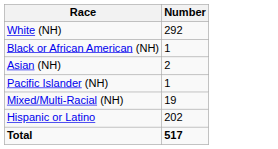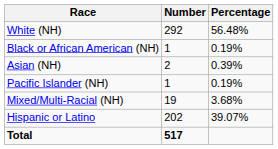+ column: (241, 13)
